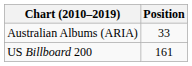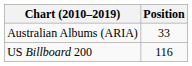(164, 52) 161 -> (164, 52) 116
